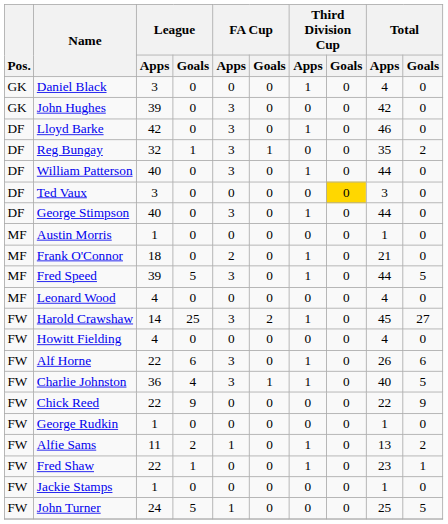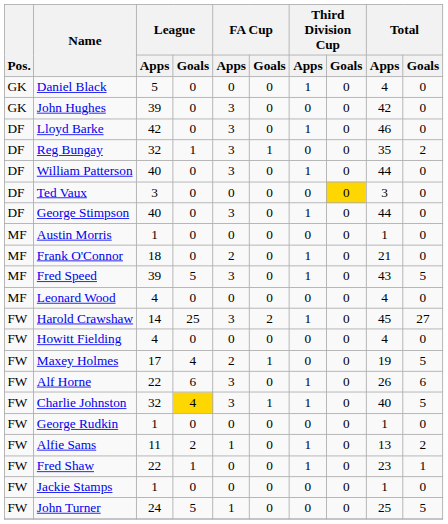(155, 87) 3 -> (155, 87) 5
(385, 276) 44 -> (385, 276) 43
+ row: (78, 360)
(155, 381) 36 -> (155, 402) 32
(193, 381) no background -> (193, 402) gold background
- row: (68, 402)
